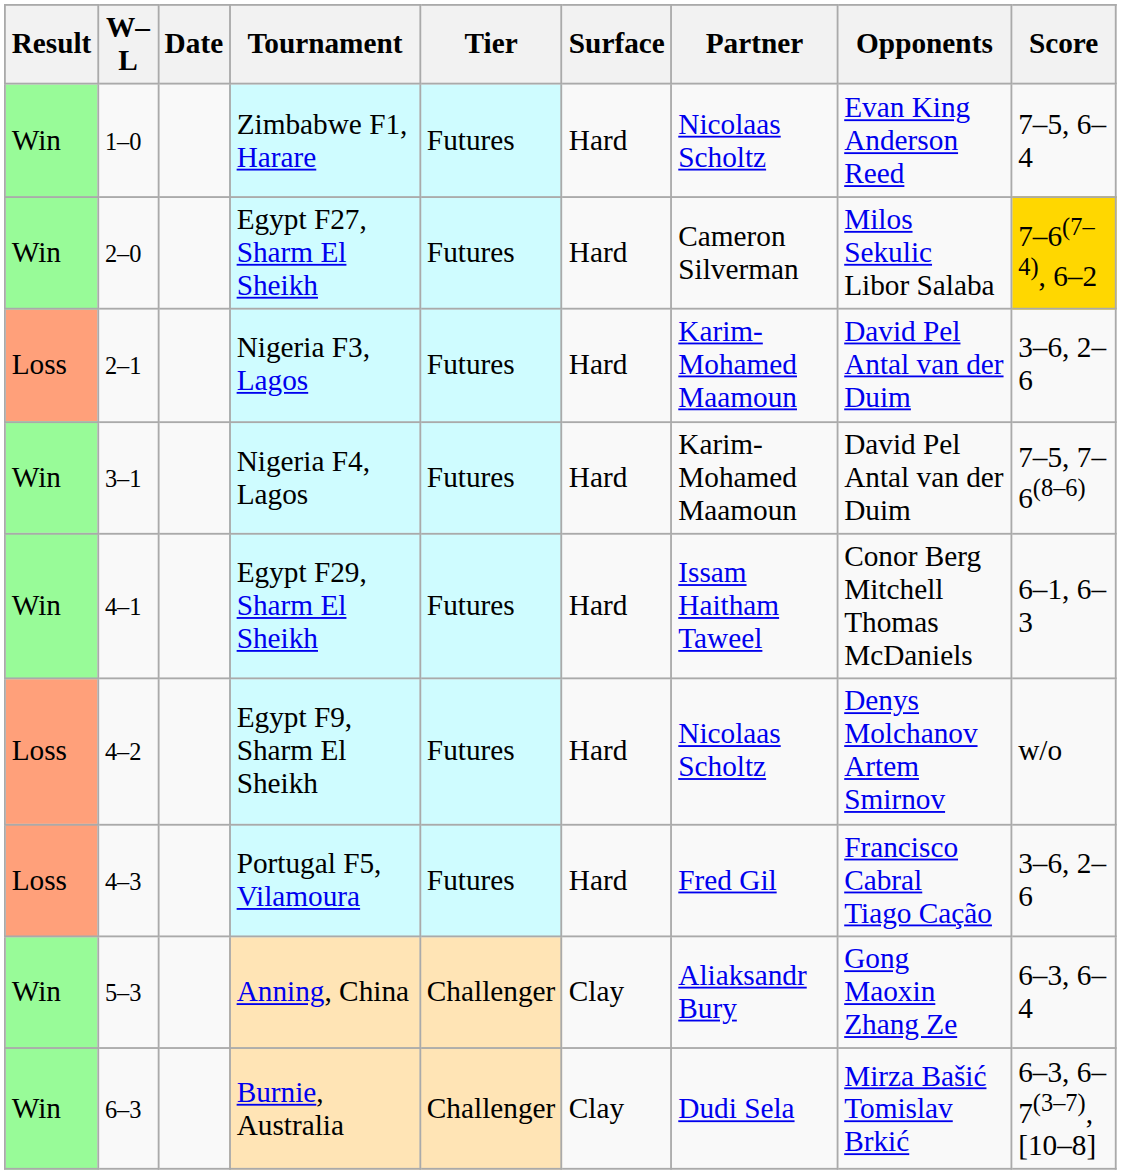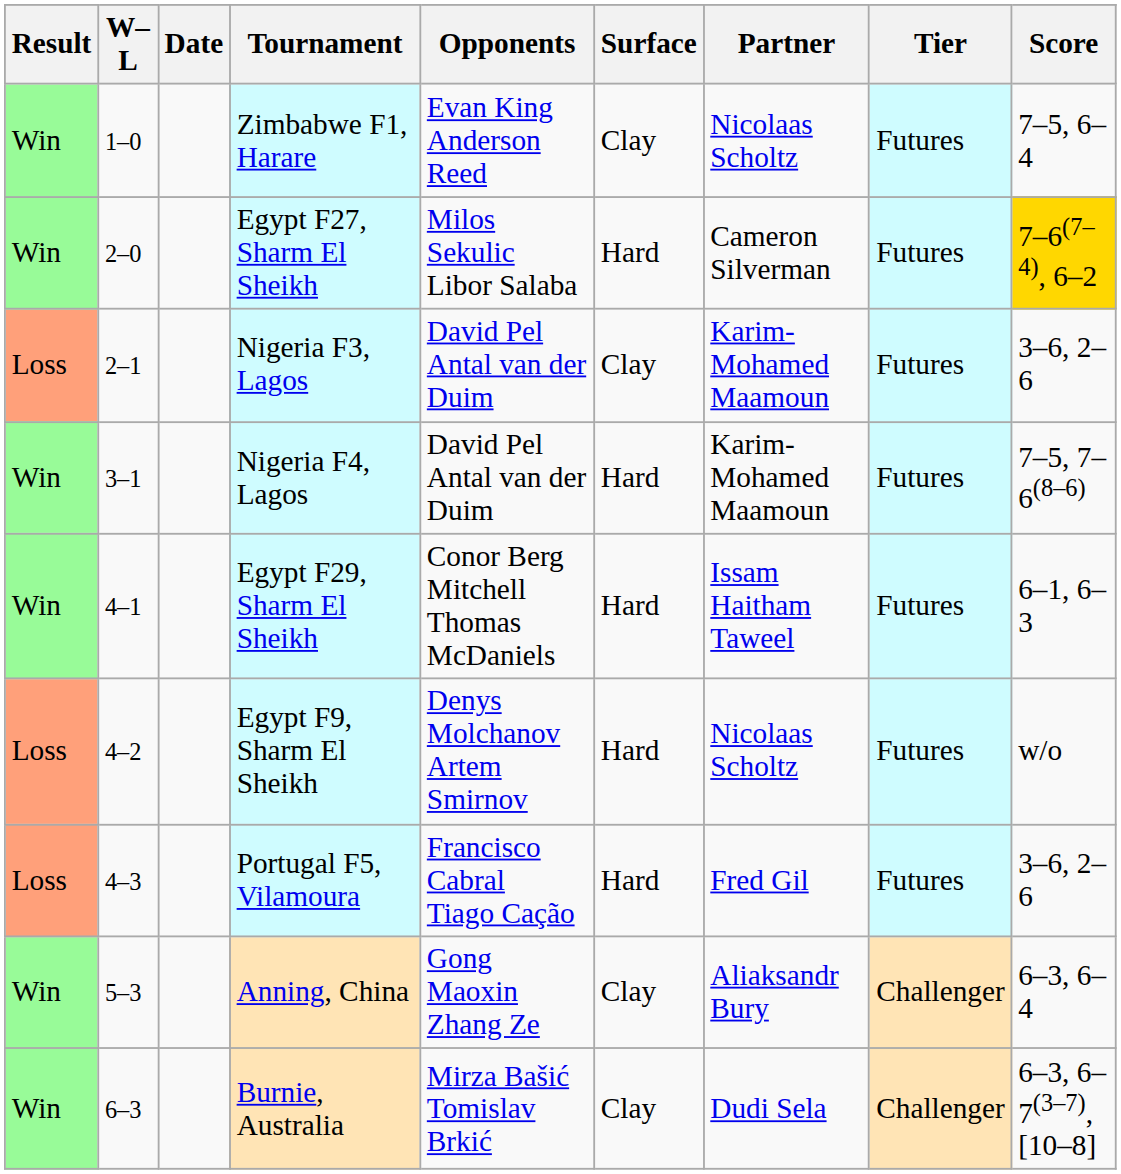columns swapped: (491, 44) <-> (924, 44)
(598, 140) Hard -> (628, 140) Clay
(598, 364) Hard -> (628, 364) Clay
